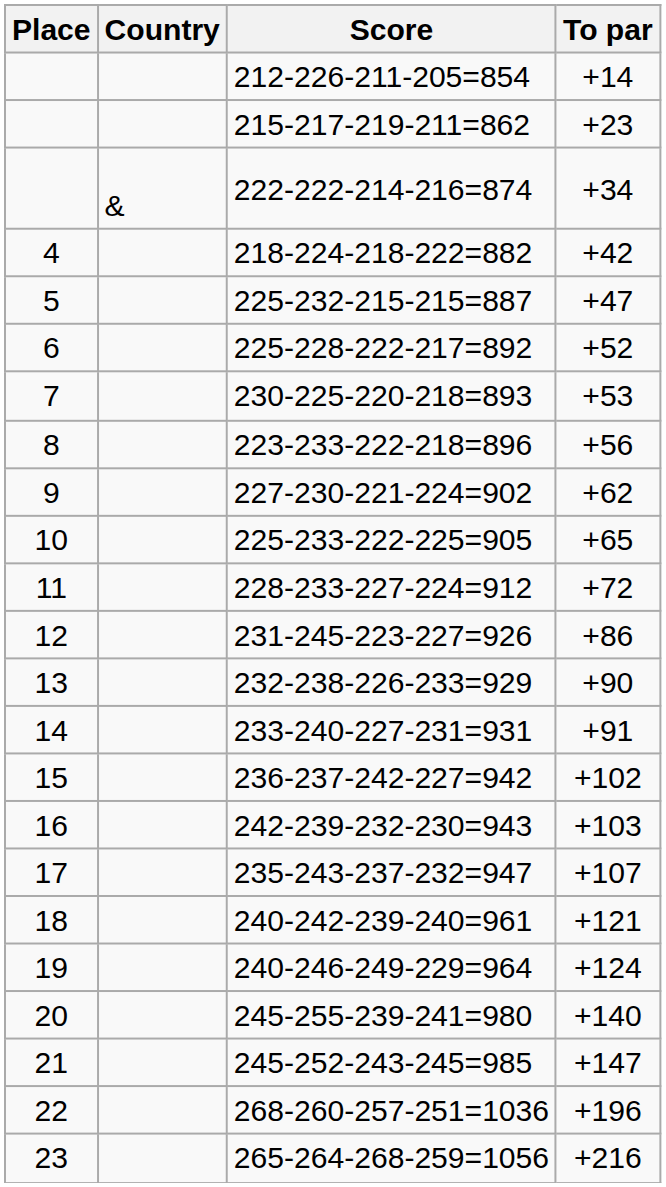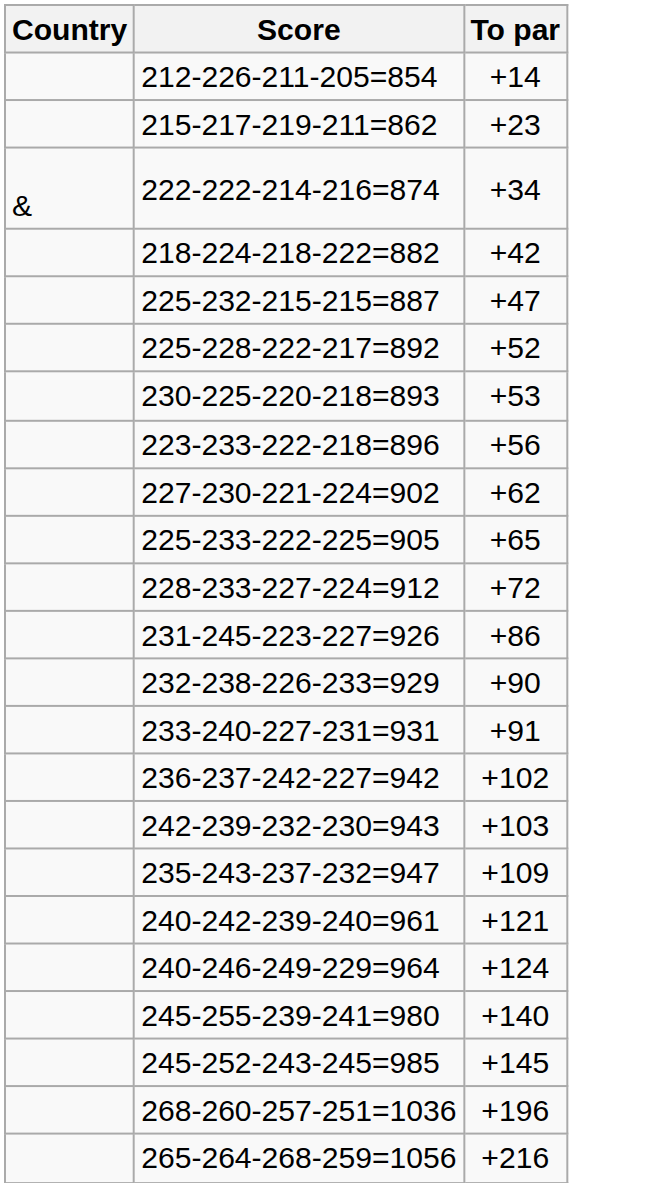- column: (51, 29)
(608, 873) +107 -> (515, 873) +109
(608, 1063) +147 -> (515, 1063) +145
